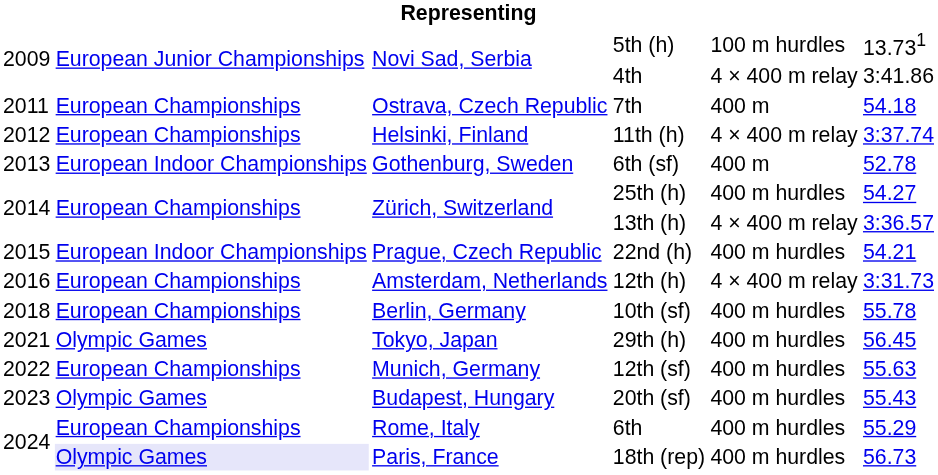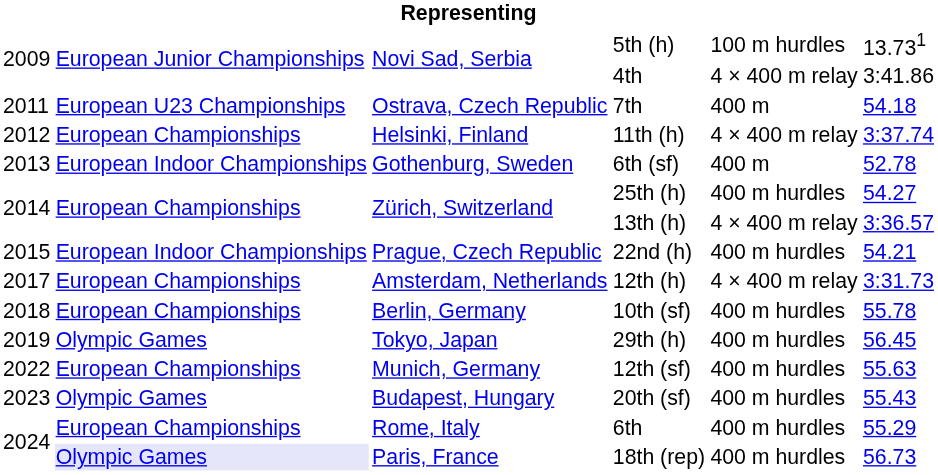(178, 106) European Championships -> (201, 106) European U23 Championships
(27, 281) 2016 -> (27, 281) 2017
(27, 340) 2021 -> (27, 340) 2019
